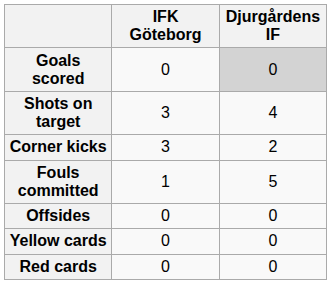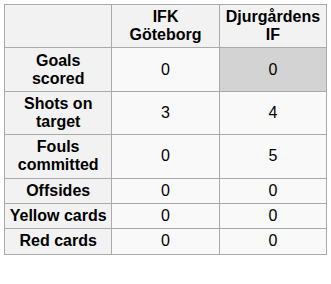- row: (58, 147)
(166, 181) 1 -> (166, 156) 0
